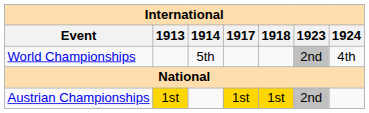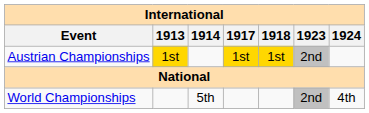rows swapped: (71, 56) <-> (79, 98)
